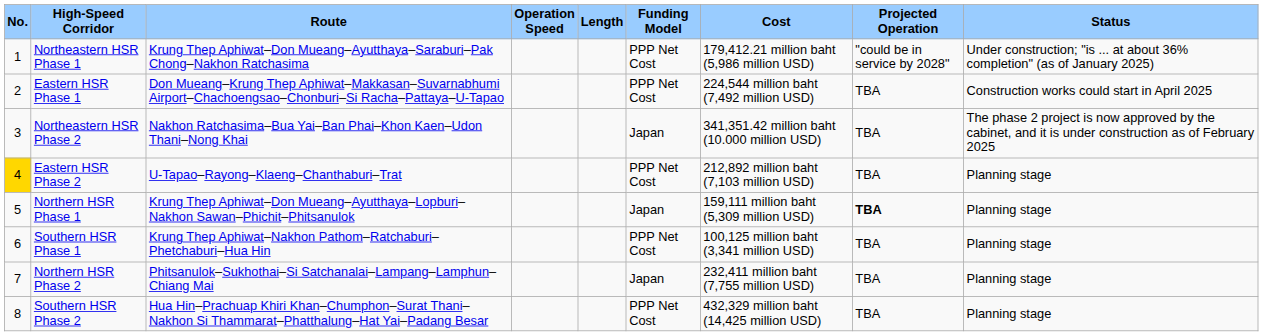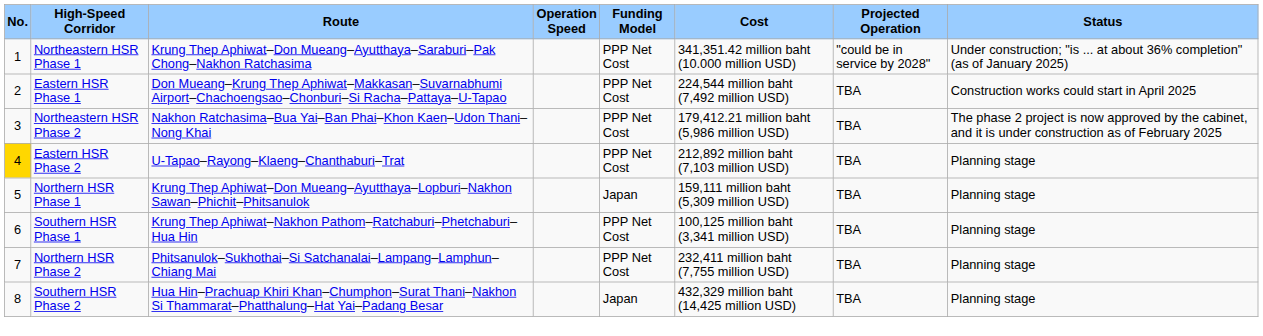- column: (602, 21)
(769, 56) 179,412.21 million baht (5,986 million USD) -> (744, 56) 341,351.42 million baht (10.000 million USD)
(647, 133) Japan -> (627, 125) PPP Net Cost
(769, 133) 341,351.42 million baht (10.000 million USD) -> (744, 125) 179,412.21 million baht (5,986 million USD)
(868, 209) bold -> (849, 195) normal
(647, 279) Japan -> (627, 264) PPP Net Cost
(654, 313) PPP Net Cost -> (620, 299) Japan
